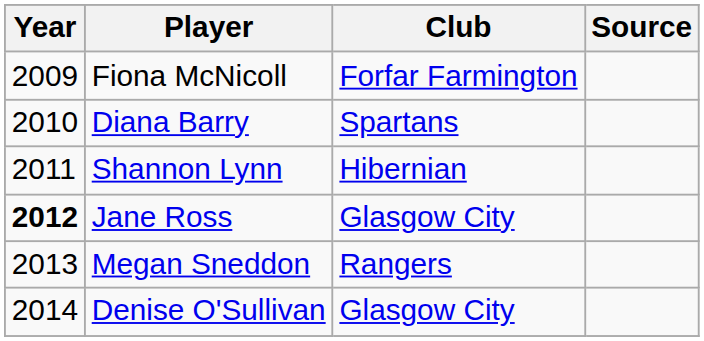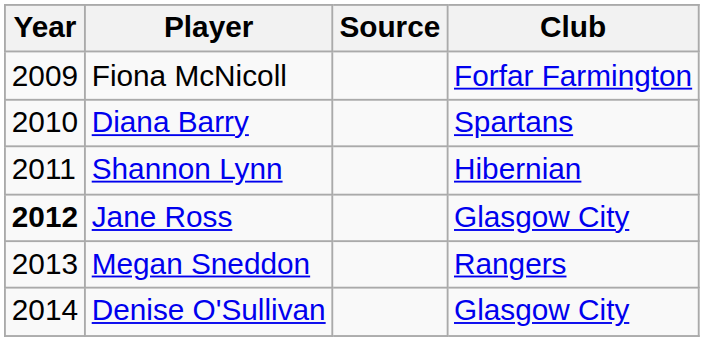columns swapped: (458, 28) <-> (642, 28)
